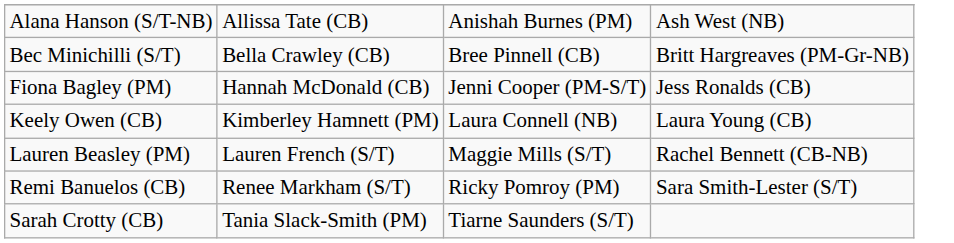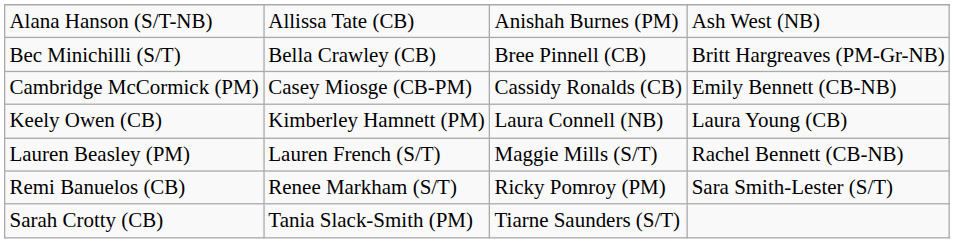+ row: (134, 87)
- row: (90, 87)
